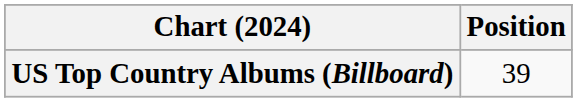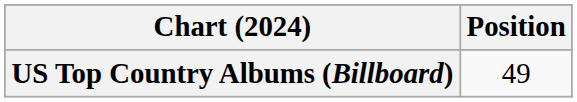(516, 73) 39 -> (516, 73) 49
